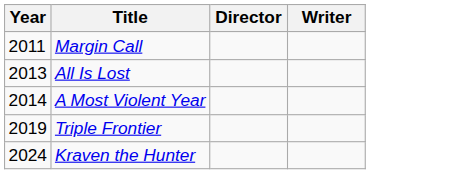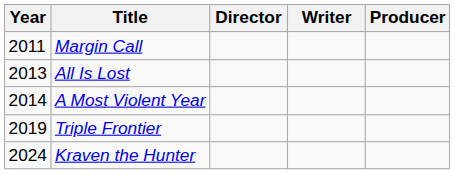+ column: (408, 18)
